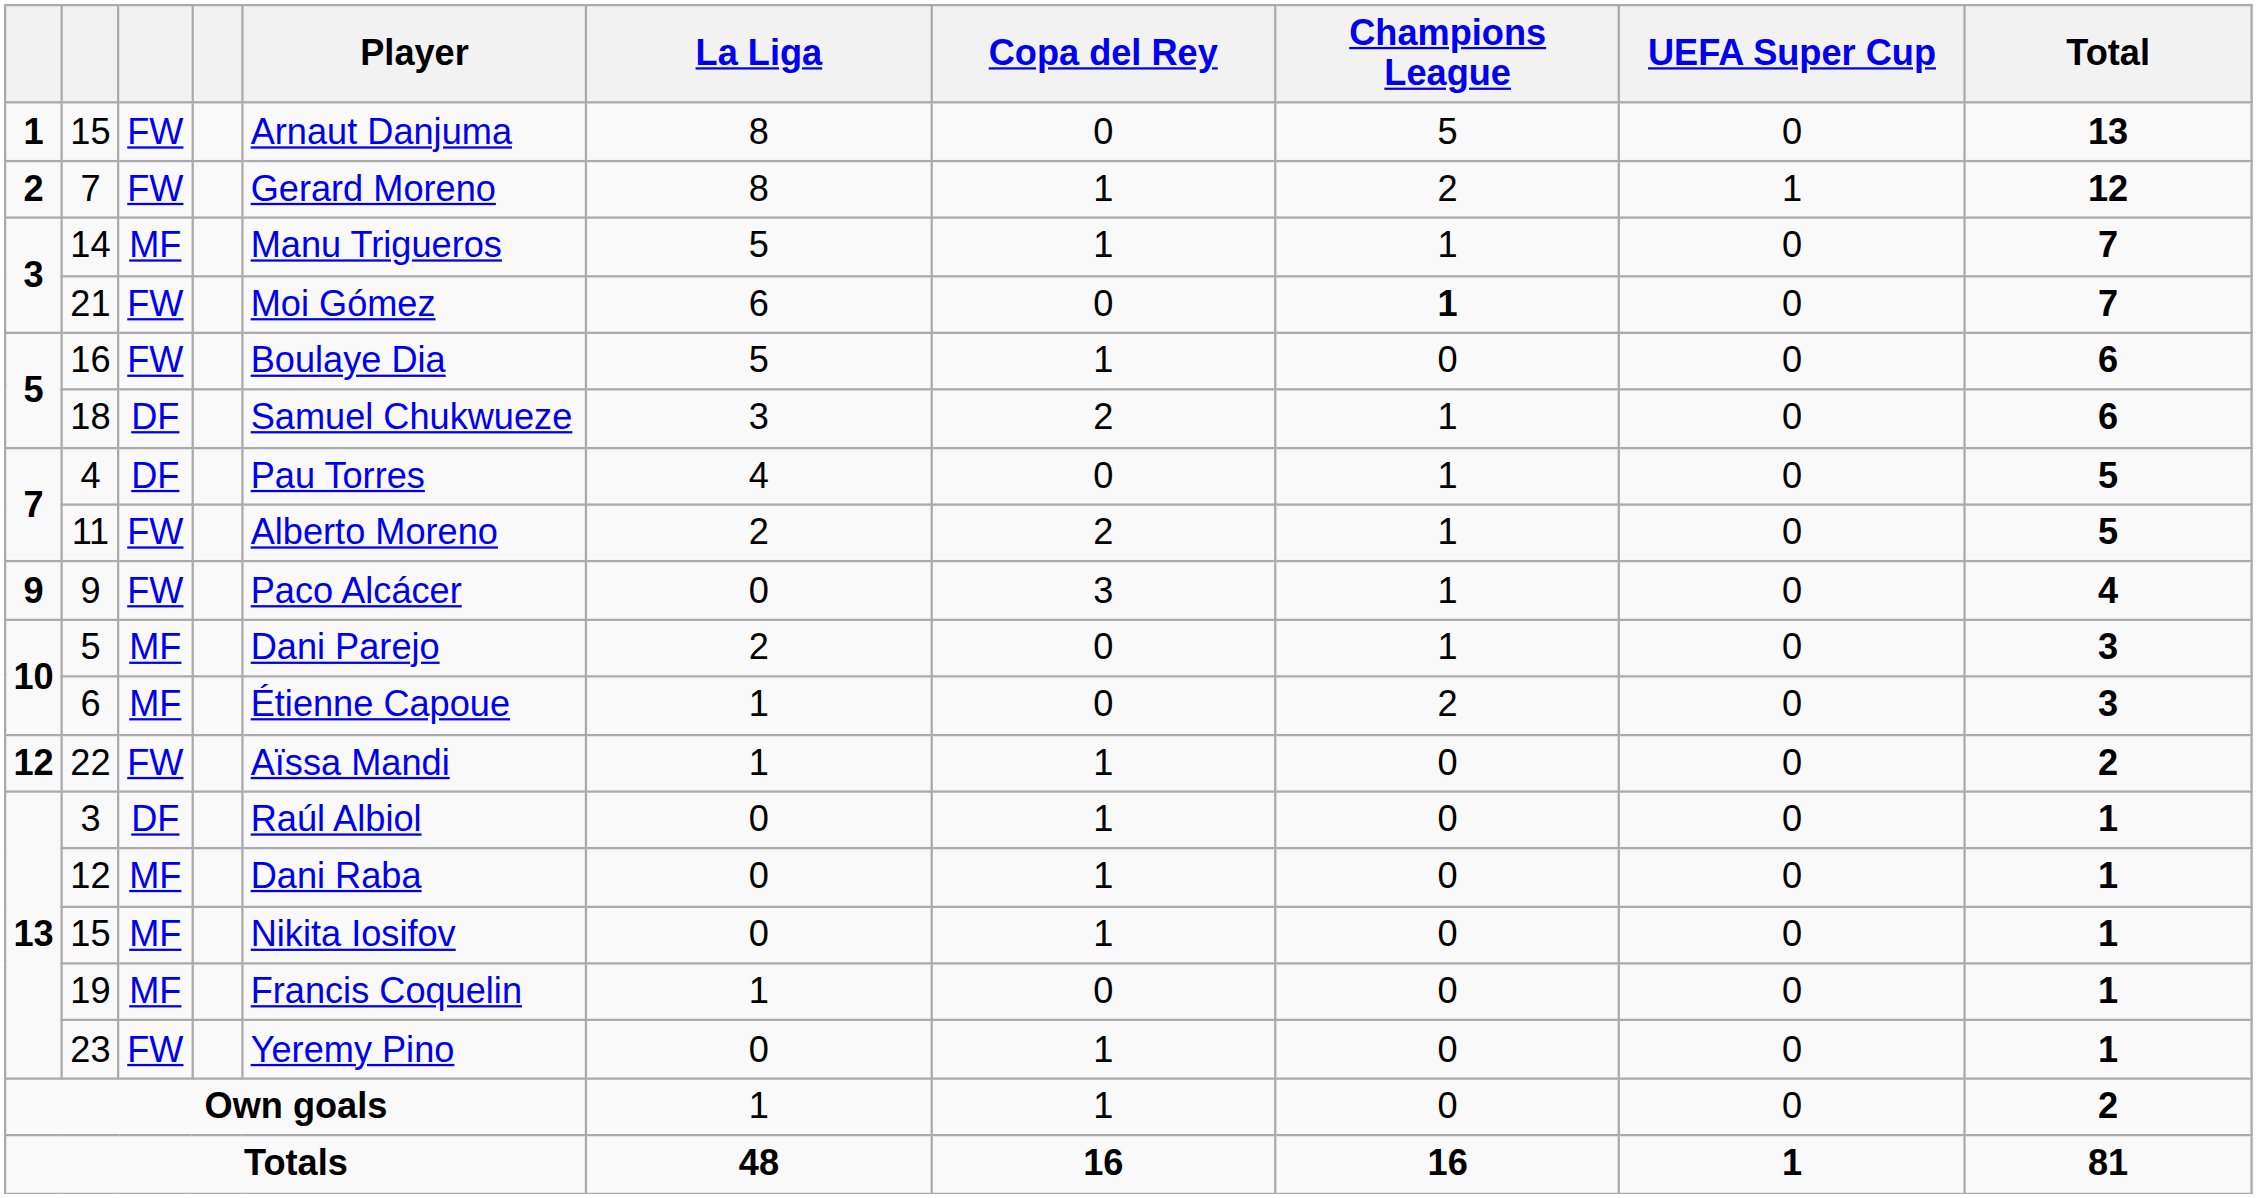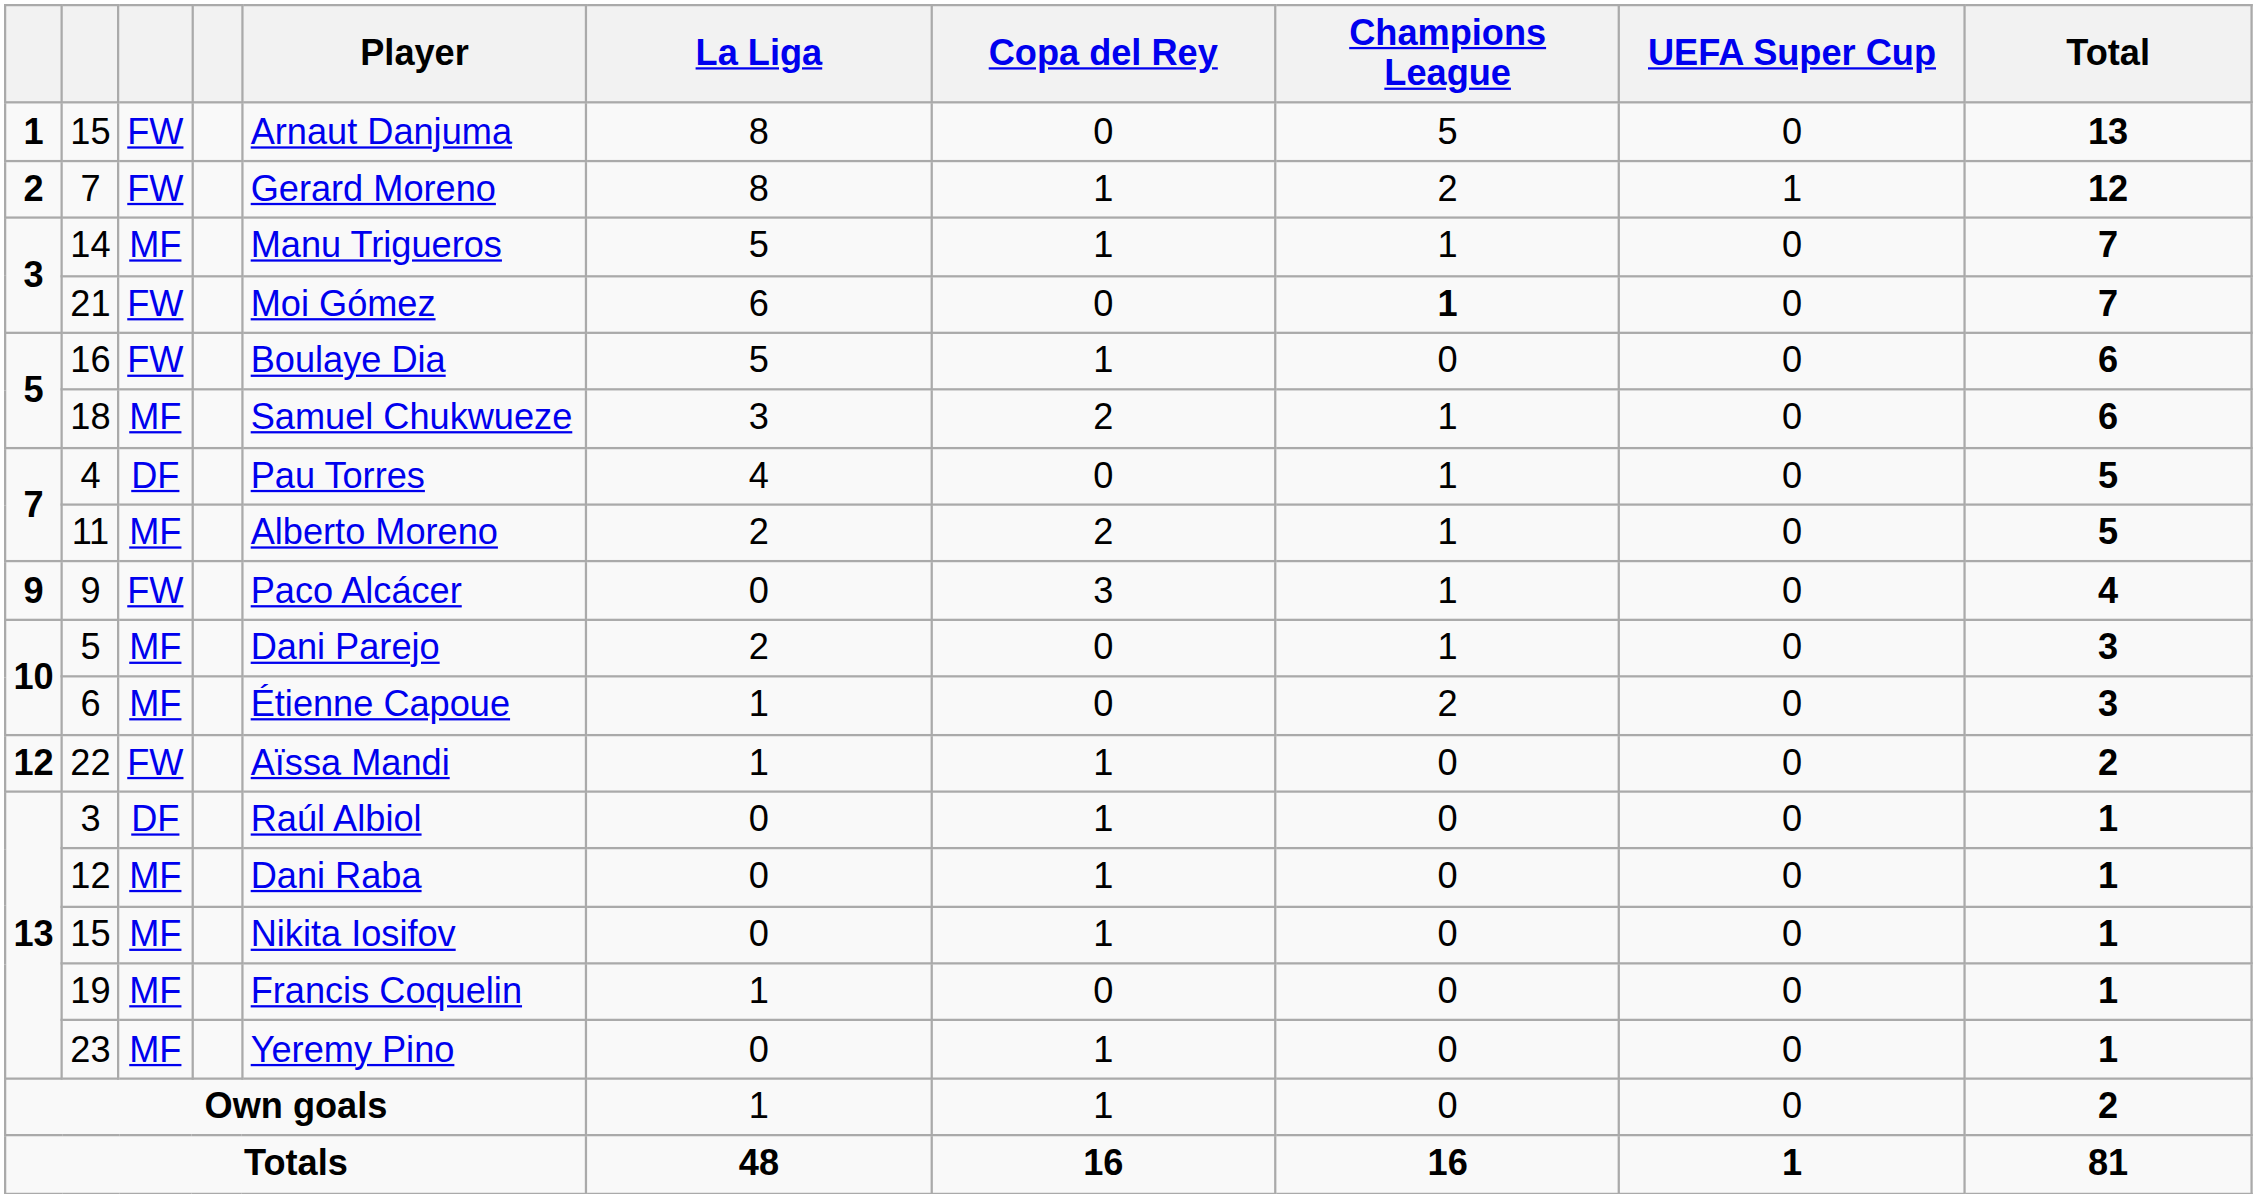(155, 417) DF -> (155, 417) MF
(155, 532) FW -> (155, 532) MF
(155, 1048) FW -> (155, 1048) MF
